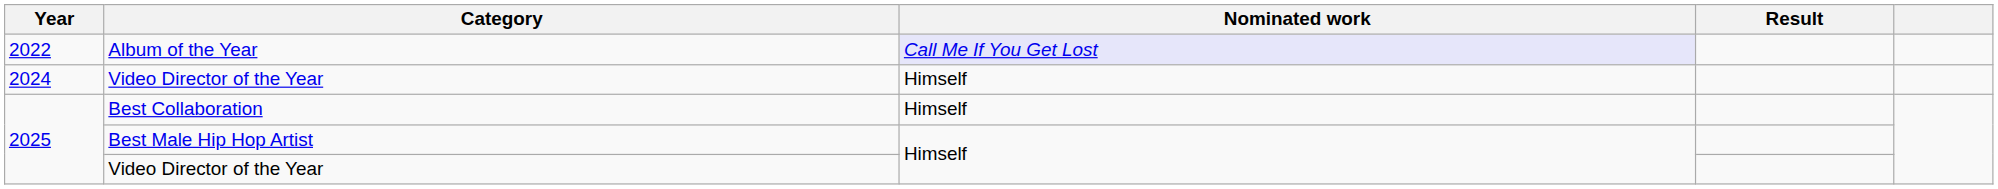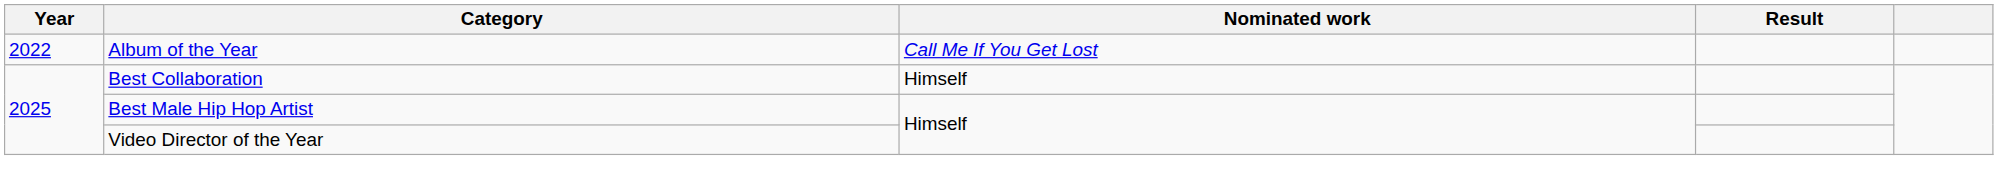(1001, 49) lavender background -> (1001, 49) no background
- row: (30, 79)
